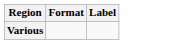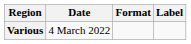+ column: (79, 13)
